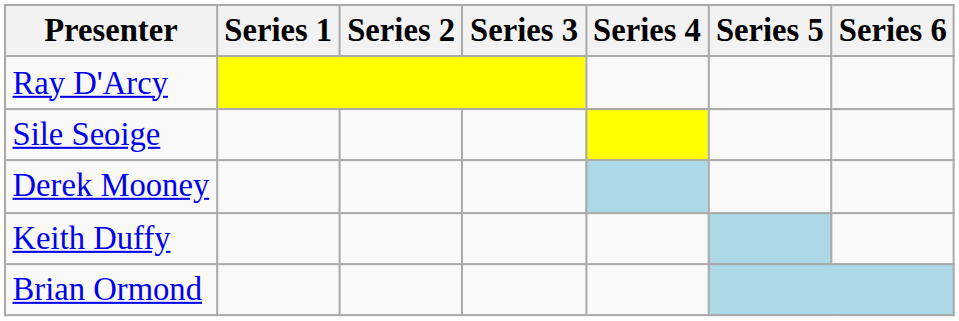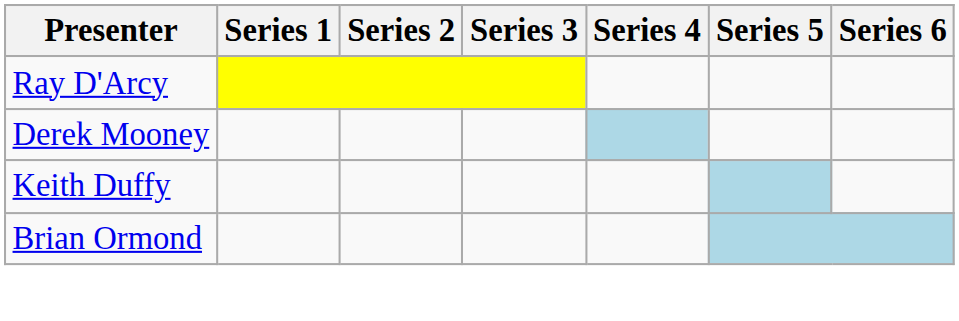- row: (86, 133)
